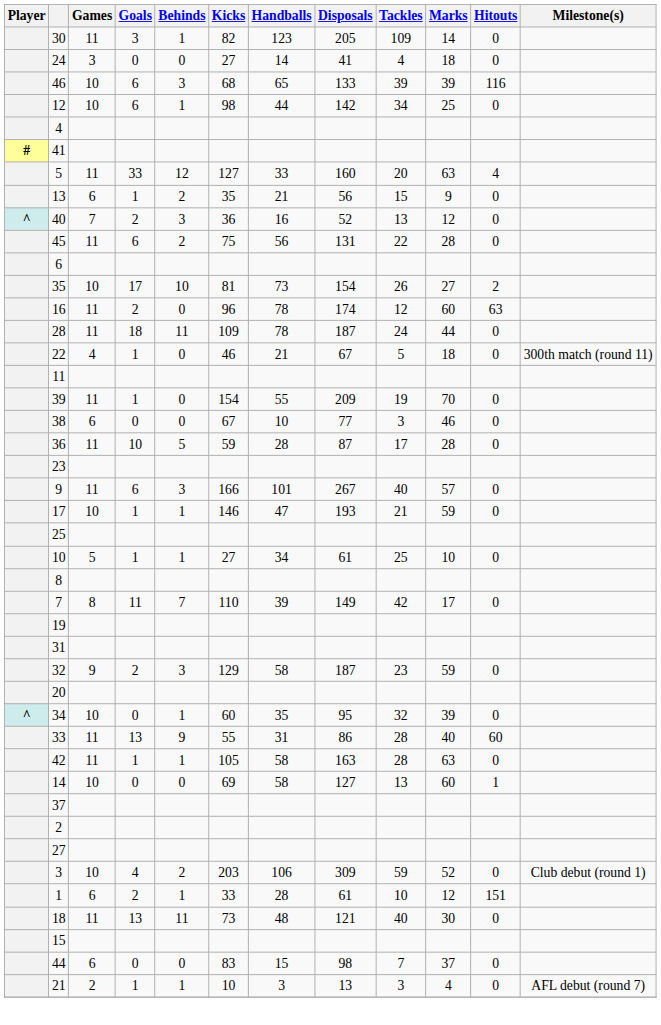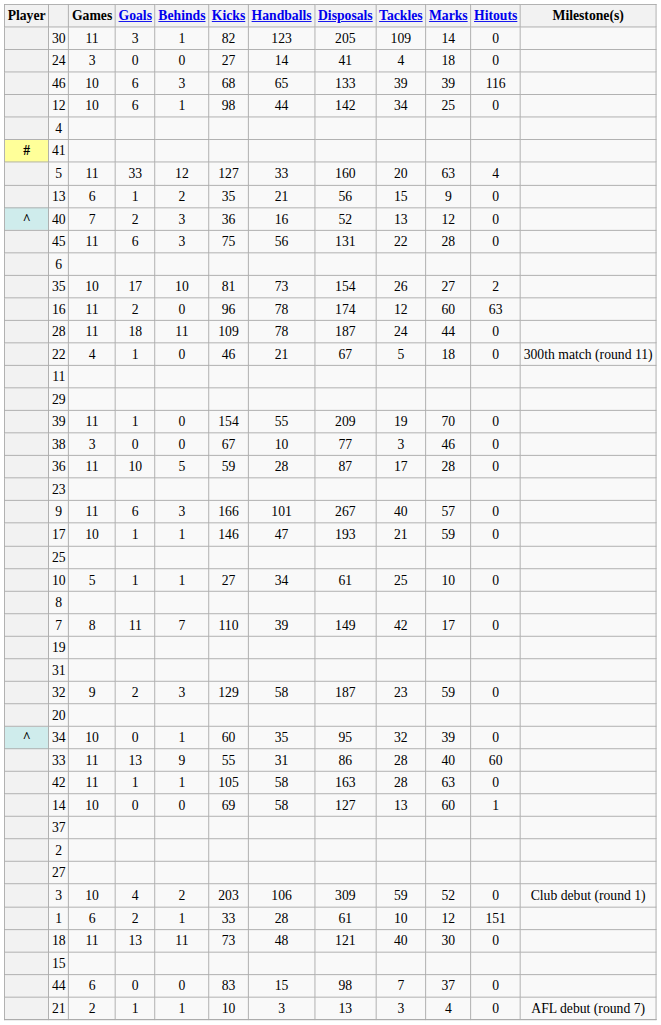(182, 241) 2 -> (182, 241) 3
+ row: (59, 399)
(92, 421) 6 -> (92, 444) 3
